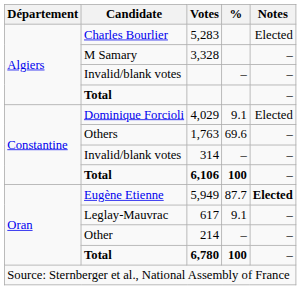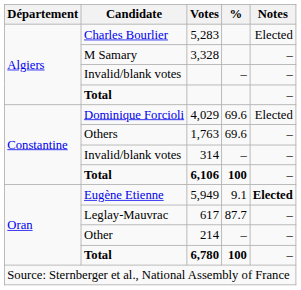(239, 114) 9.1 -> (236, 114) 69.6
(236, 194) 87.7 -> (239, 194) 9.1
(239, 214) 9.1 -> (236, 214) 87.7
